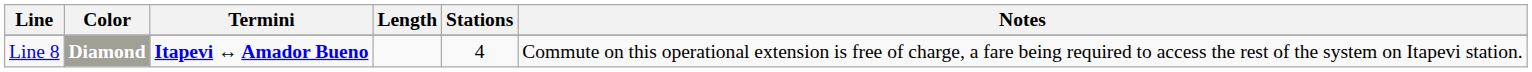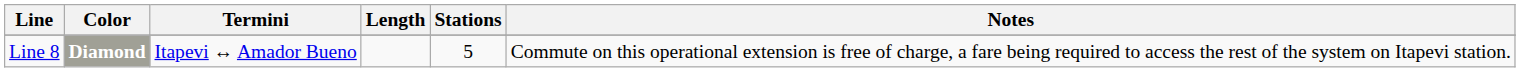(261, 50) bold -> (256, 50) normal
(480, 50) 4 -> (468, 50) 5
